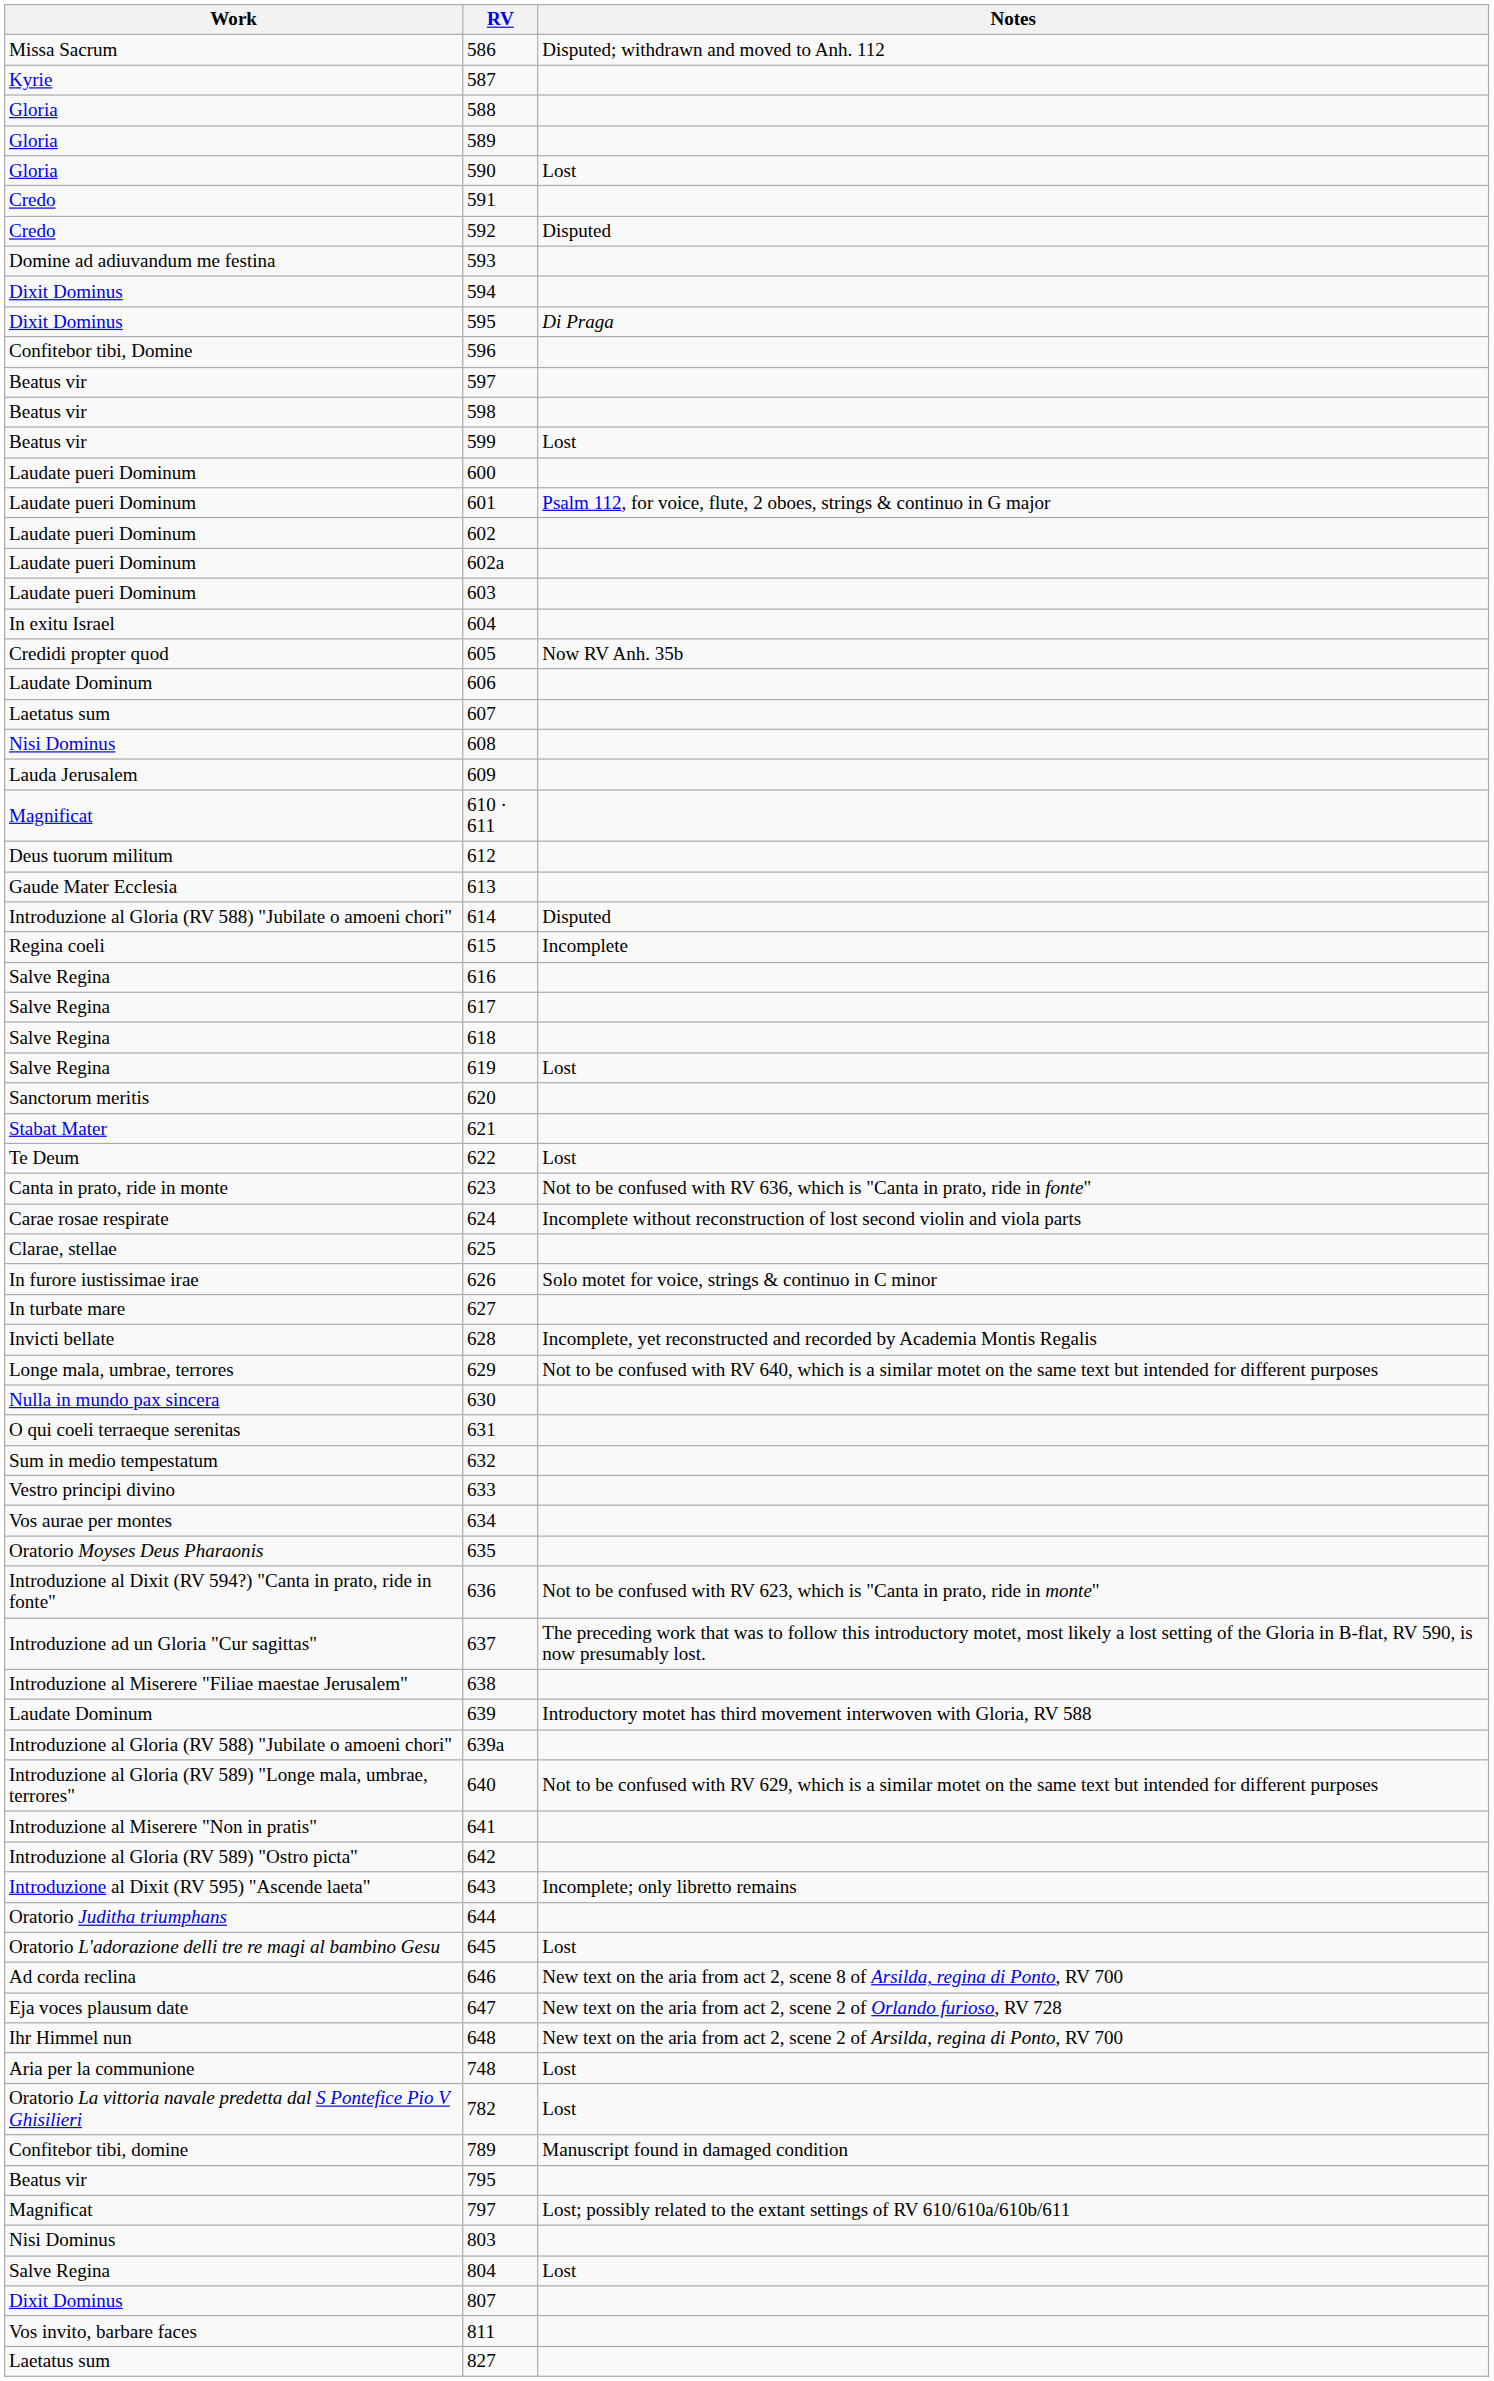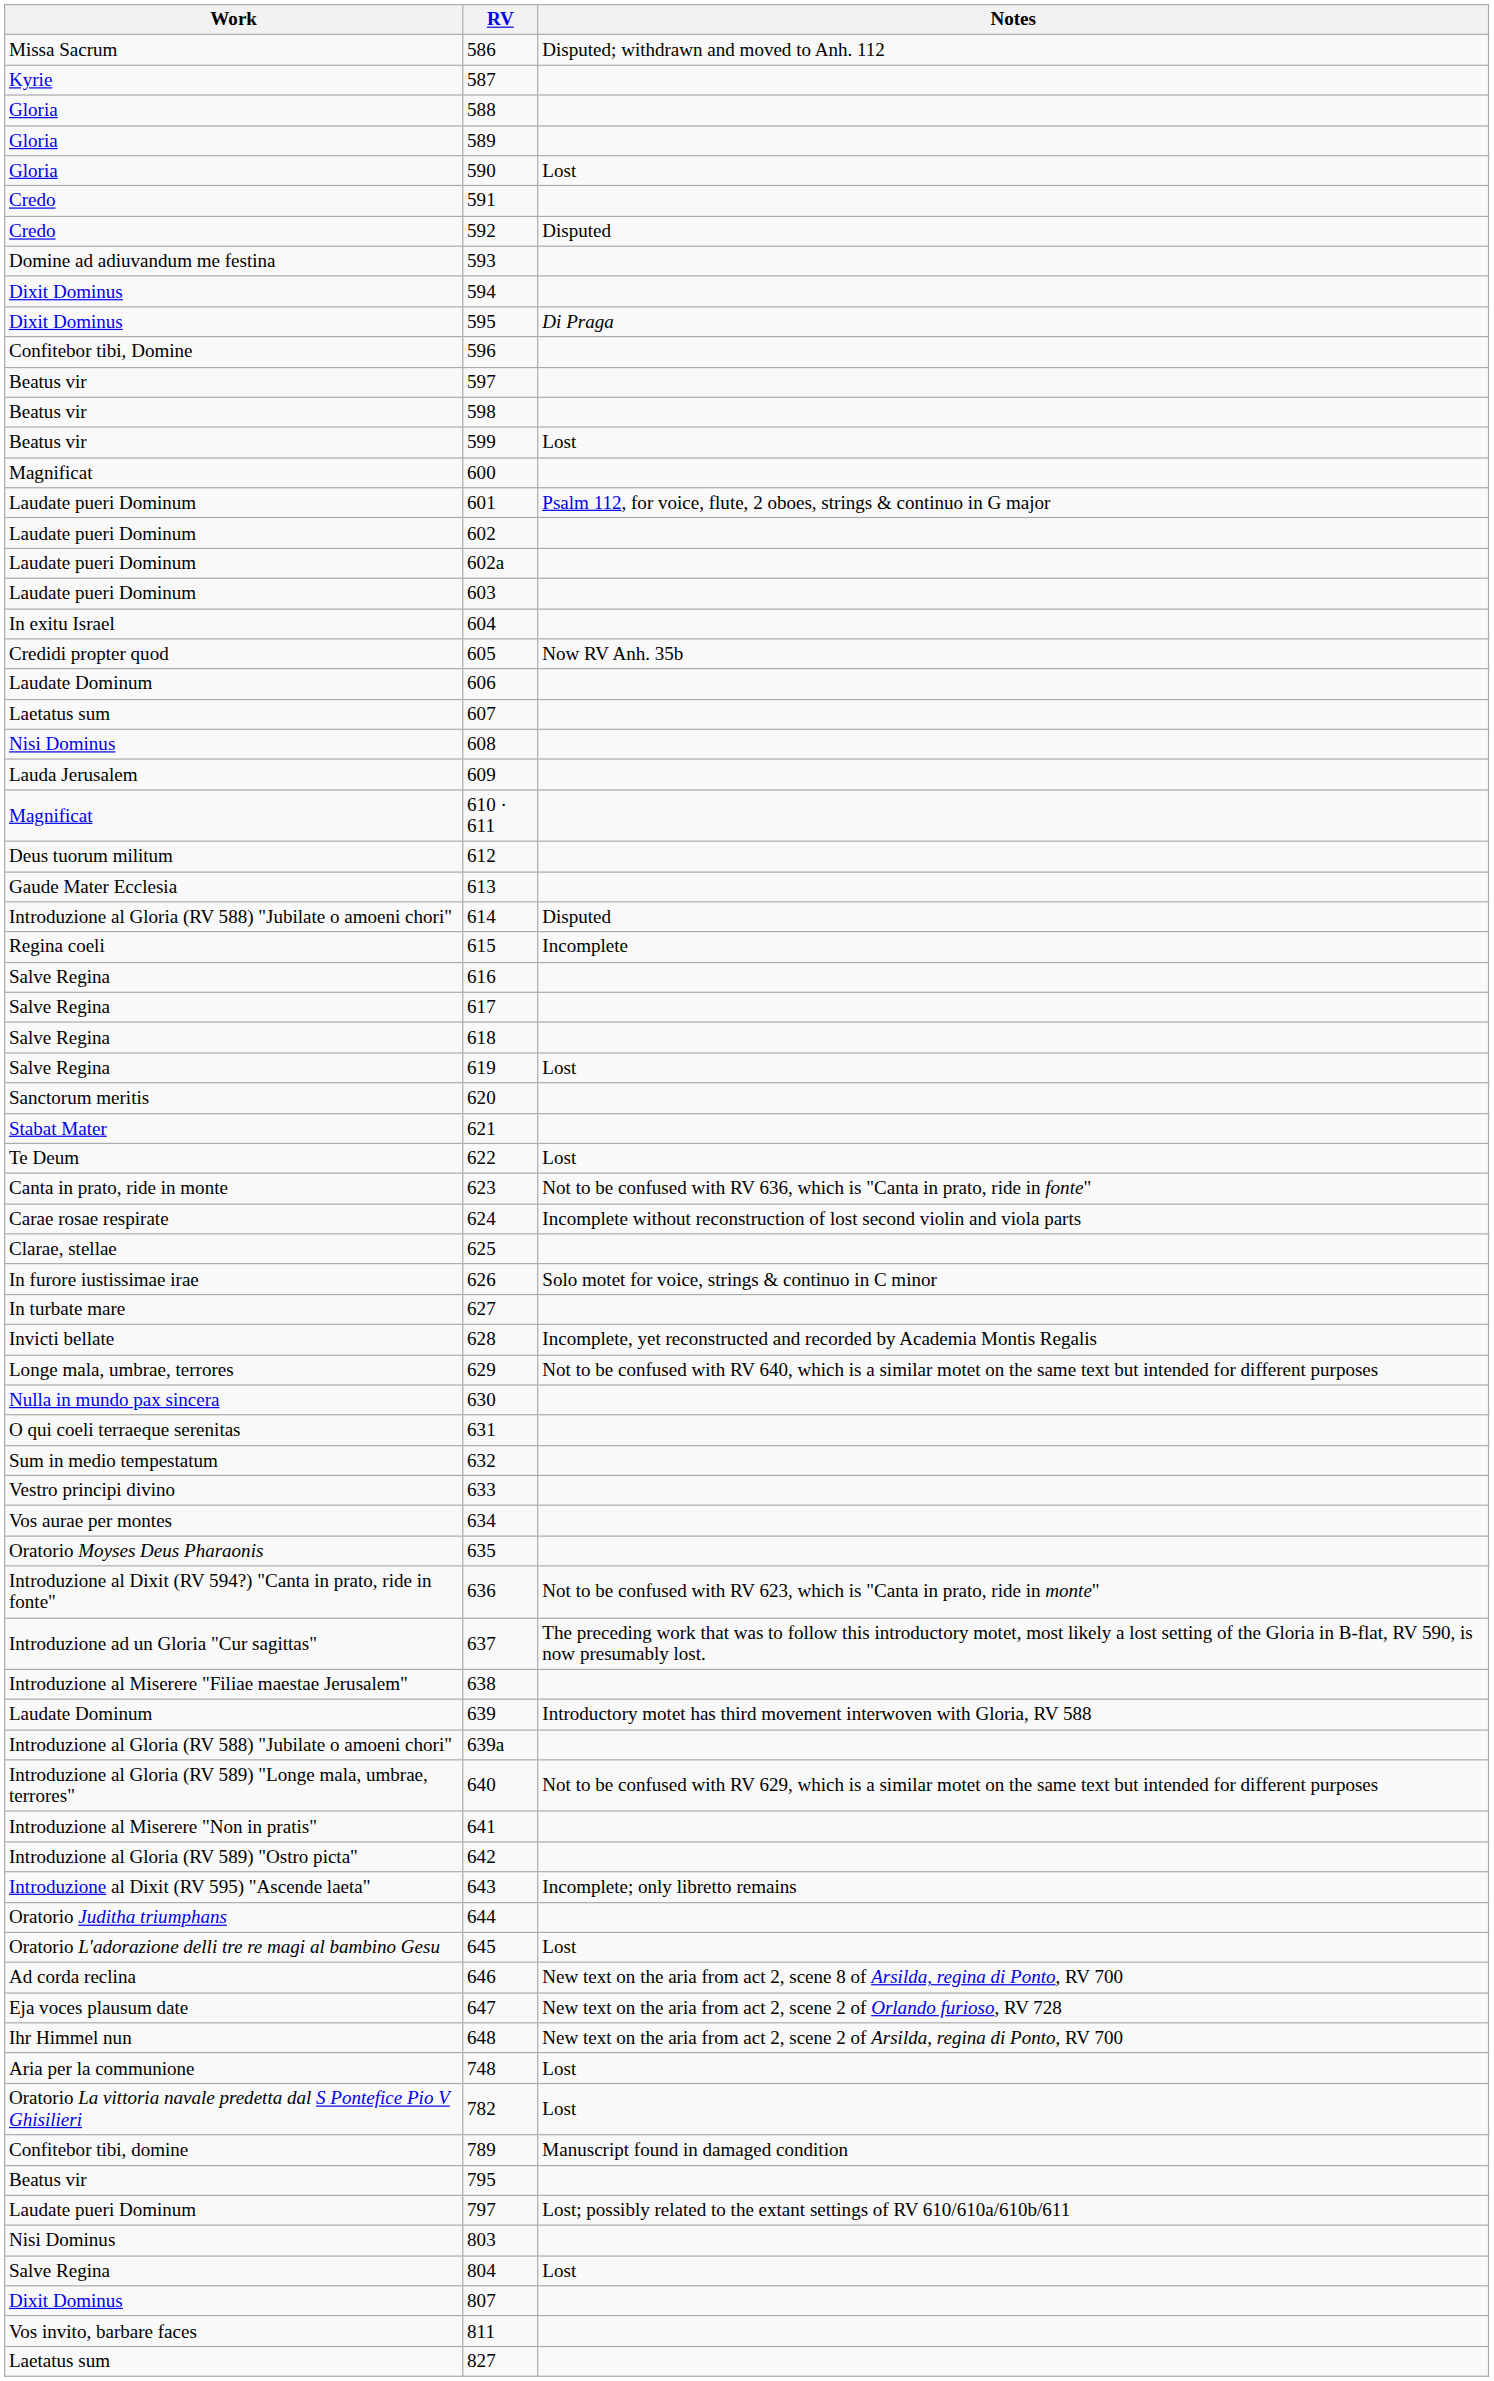(103, 472) Laudate pueri Dominum -> (51, 472) Magnificat
(51, 2210) Magnificat -> (103, 2210) Laudate pueri Dominum
